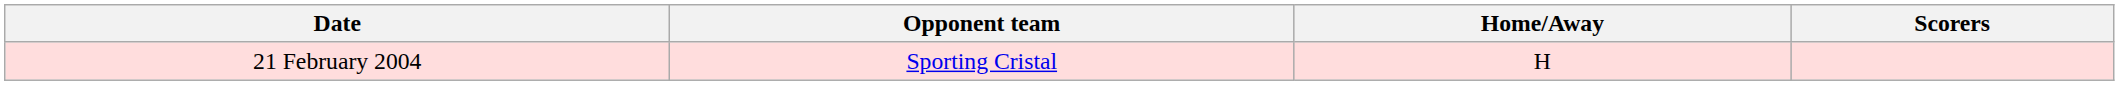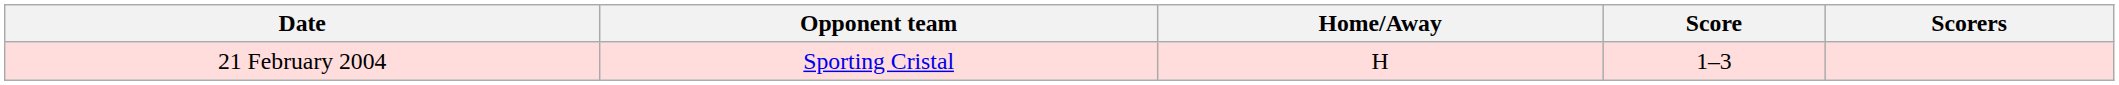+ column: (1714, 23)
